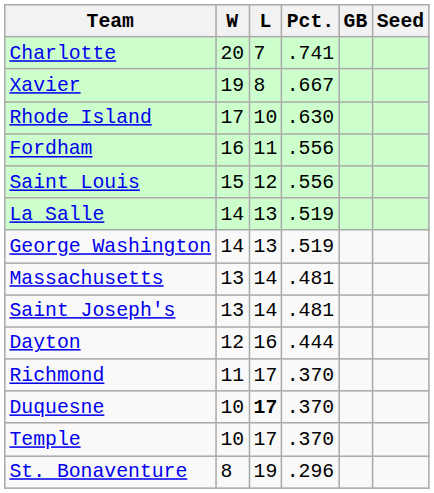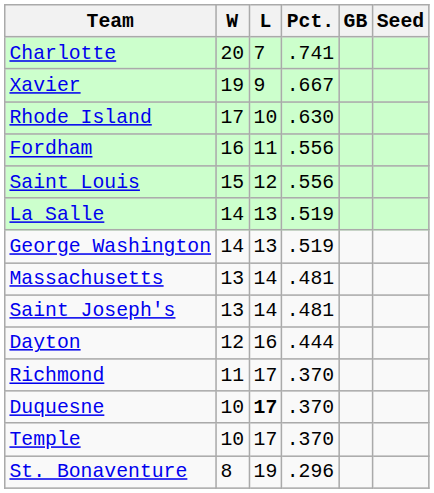(260, 85) 8 -> (260, 85) 9
